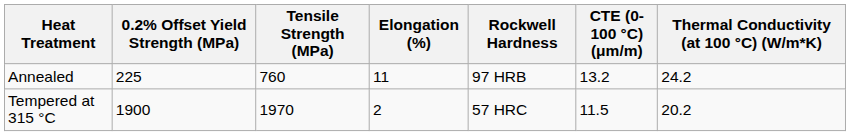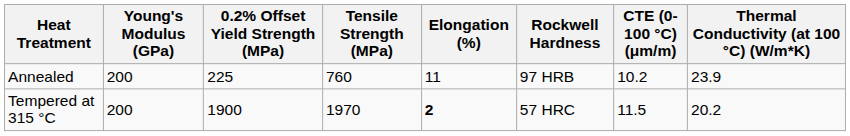+ column: (153, 34)
(595, 76) 13.2 -> (632, 76) 10.2
(676, 76) 24.2 -> (706, 76) 23.9
(377, 109) normal -> (429, 109) bold
